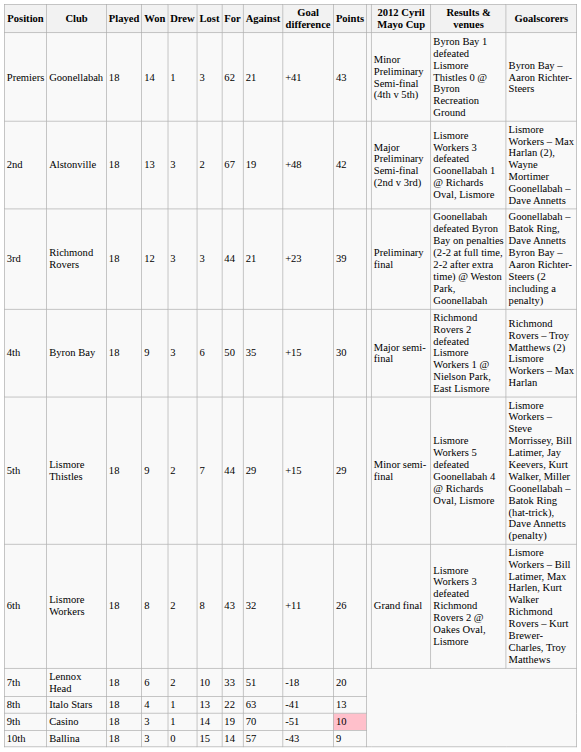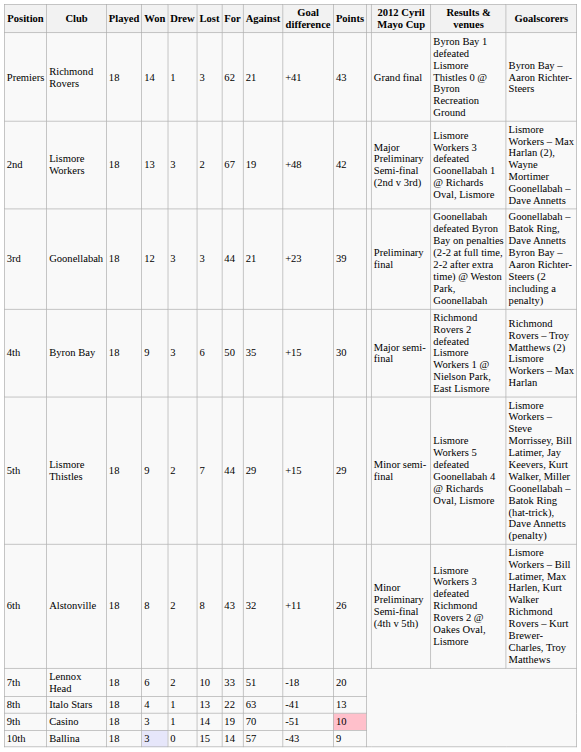(76, 77) Goonellabah -> (71, 77) Richmond Rovers
(399, 77) Minor Preliminary Semi-final (4th v 5th) -> (398, 77) Grand final
(73, 165) Alstonville -> (67, 165) Lismore Workers
(71, 259) Richmond Rovers -> (76, 259) Goonellabah
(67, 606) Lismore Workers -> (73, 606) Alstonville
(398, 606) Grand final -> (399, 606) Minor Preliminary Semi-final (4th v 5th)
(147, 738) no background -> (147, 738) lavender background
